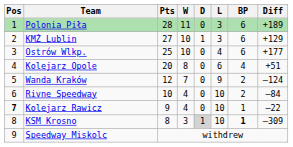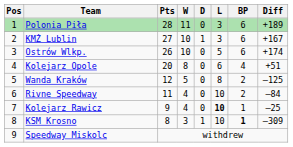(273, 39) +129 -> (273, 39) +167
(167, 53) 25 -> (167, 53) 26
(219, 53) 4 -> (219, 53) 5
(273, 53) +177 -> (273, 53) +174
(185, 80) 7 -> (185, 80) 5
(219, 80) 9 -> (219, 80) 8
(273, 80) –124 -> (273, 80) –125
(167, 94) 10 -> (167, 94) 11
(14, 108) bold -> (14, 108) normal
(219, 108) normal -> (219, 108) bold
(273, 108) –22 -> (273, 108) –25
(202, 121) lightgrey background -> (202, 121) no background
